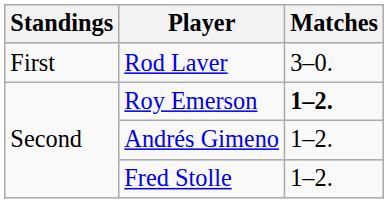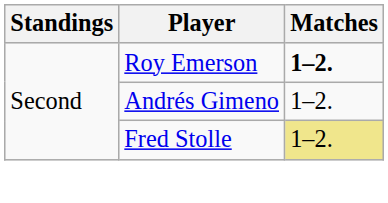- row: (176, 62)
(311, 178) no background -> (311, 139) khaki background
